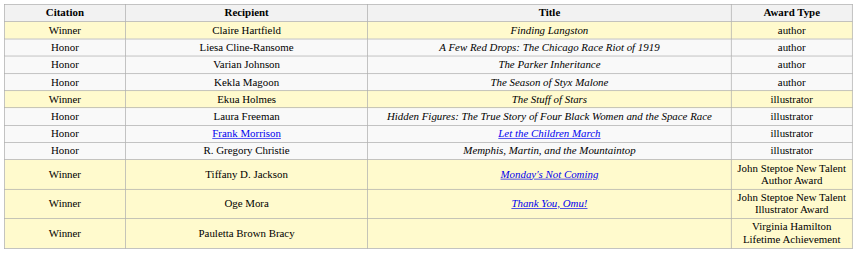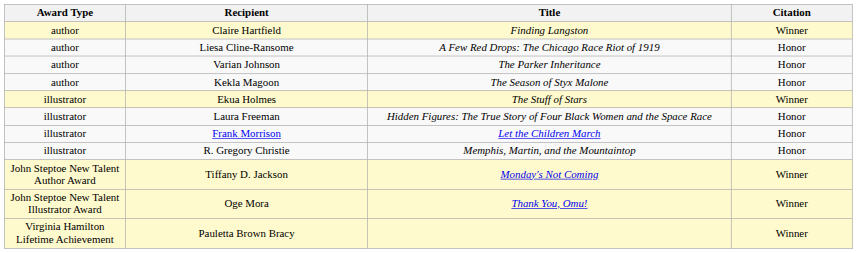columns swapped: (792, 13) <-> (65, 13)
